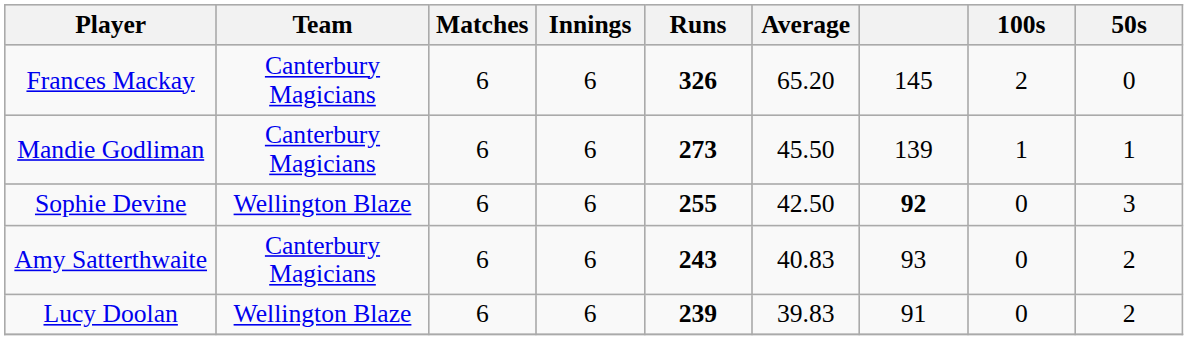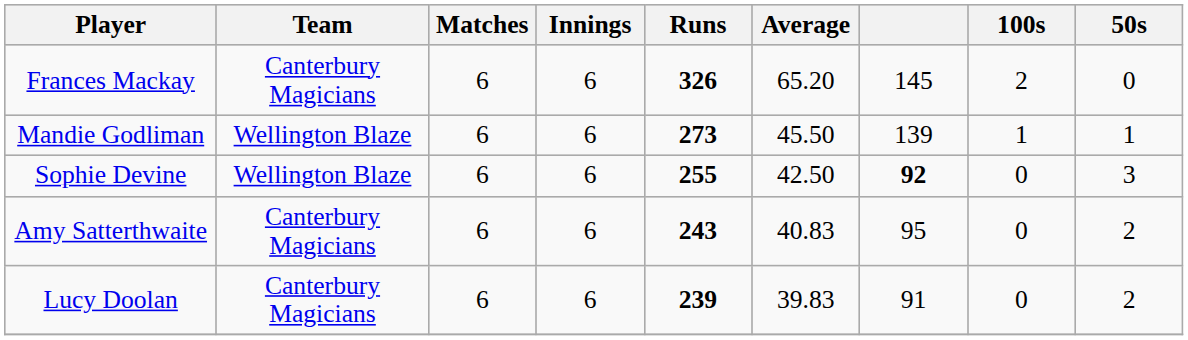(322, 149) Canterbury Magicians -> (323, 134) Wellington Blaze
(914, 259) 93 -> (914, 230) 95
(323, 314) Wellington Blaze -> (322, 299) Canterbury Magicians
